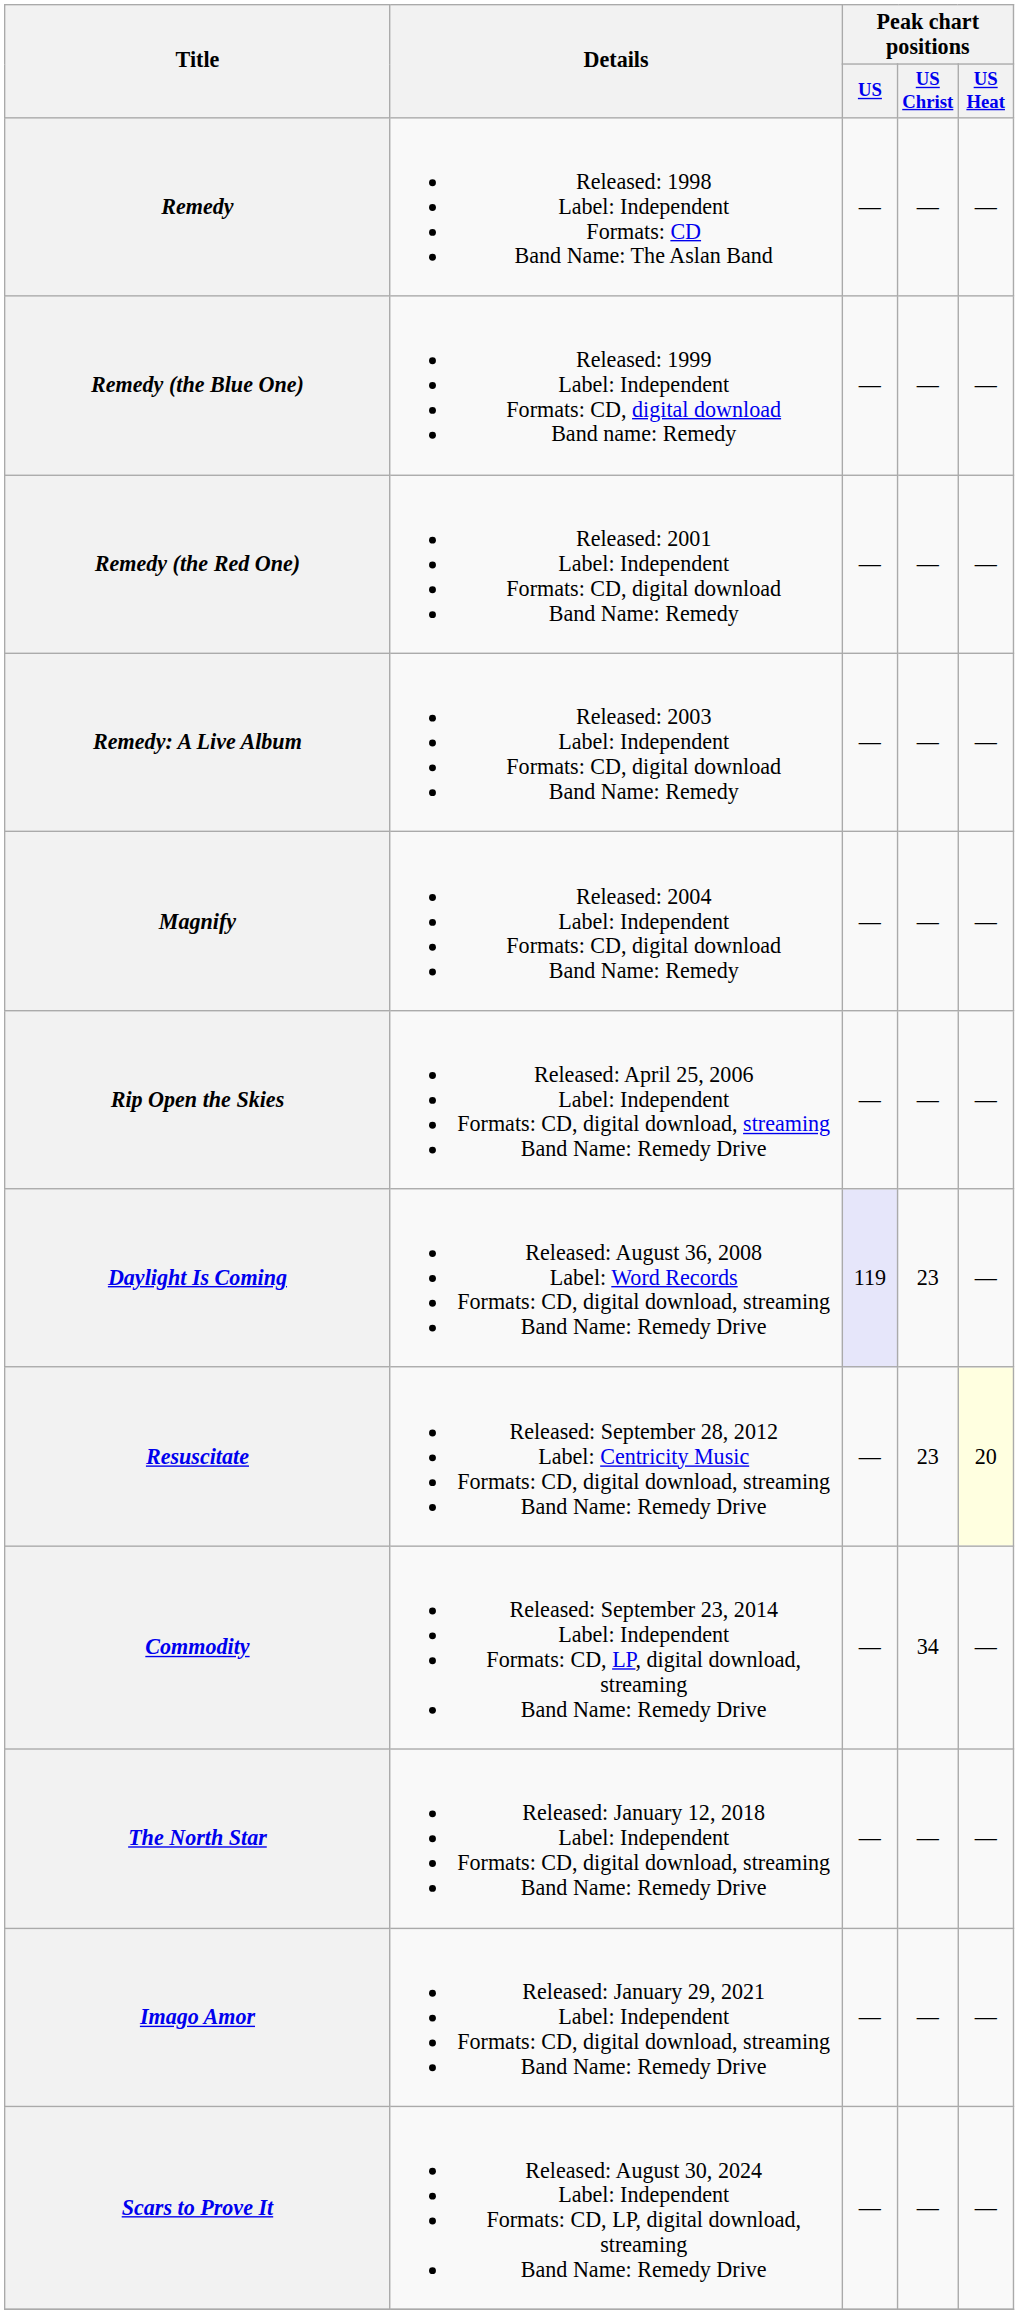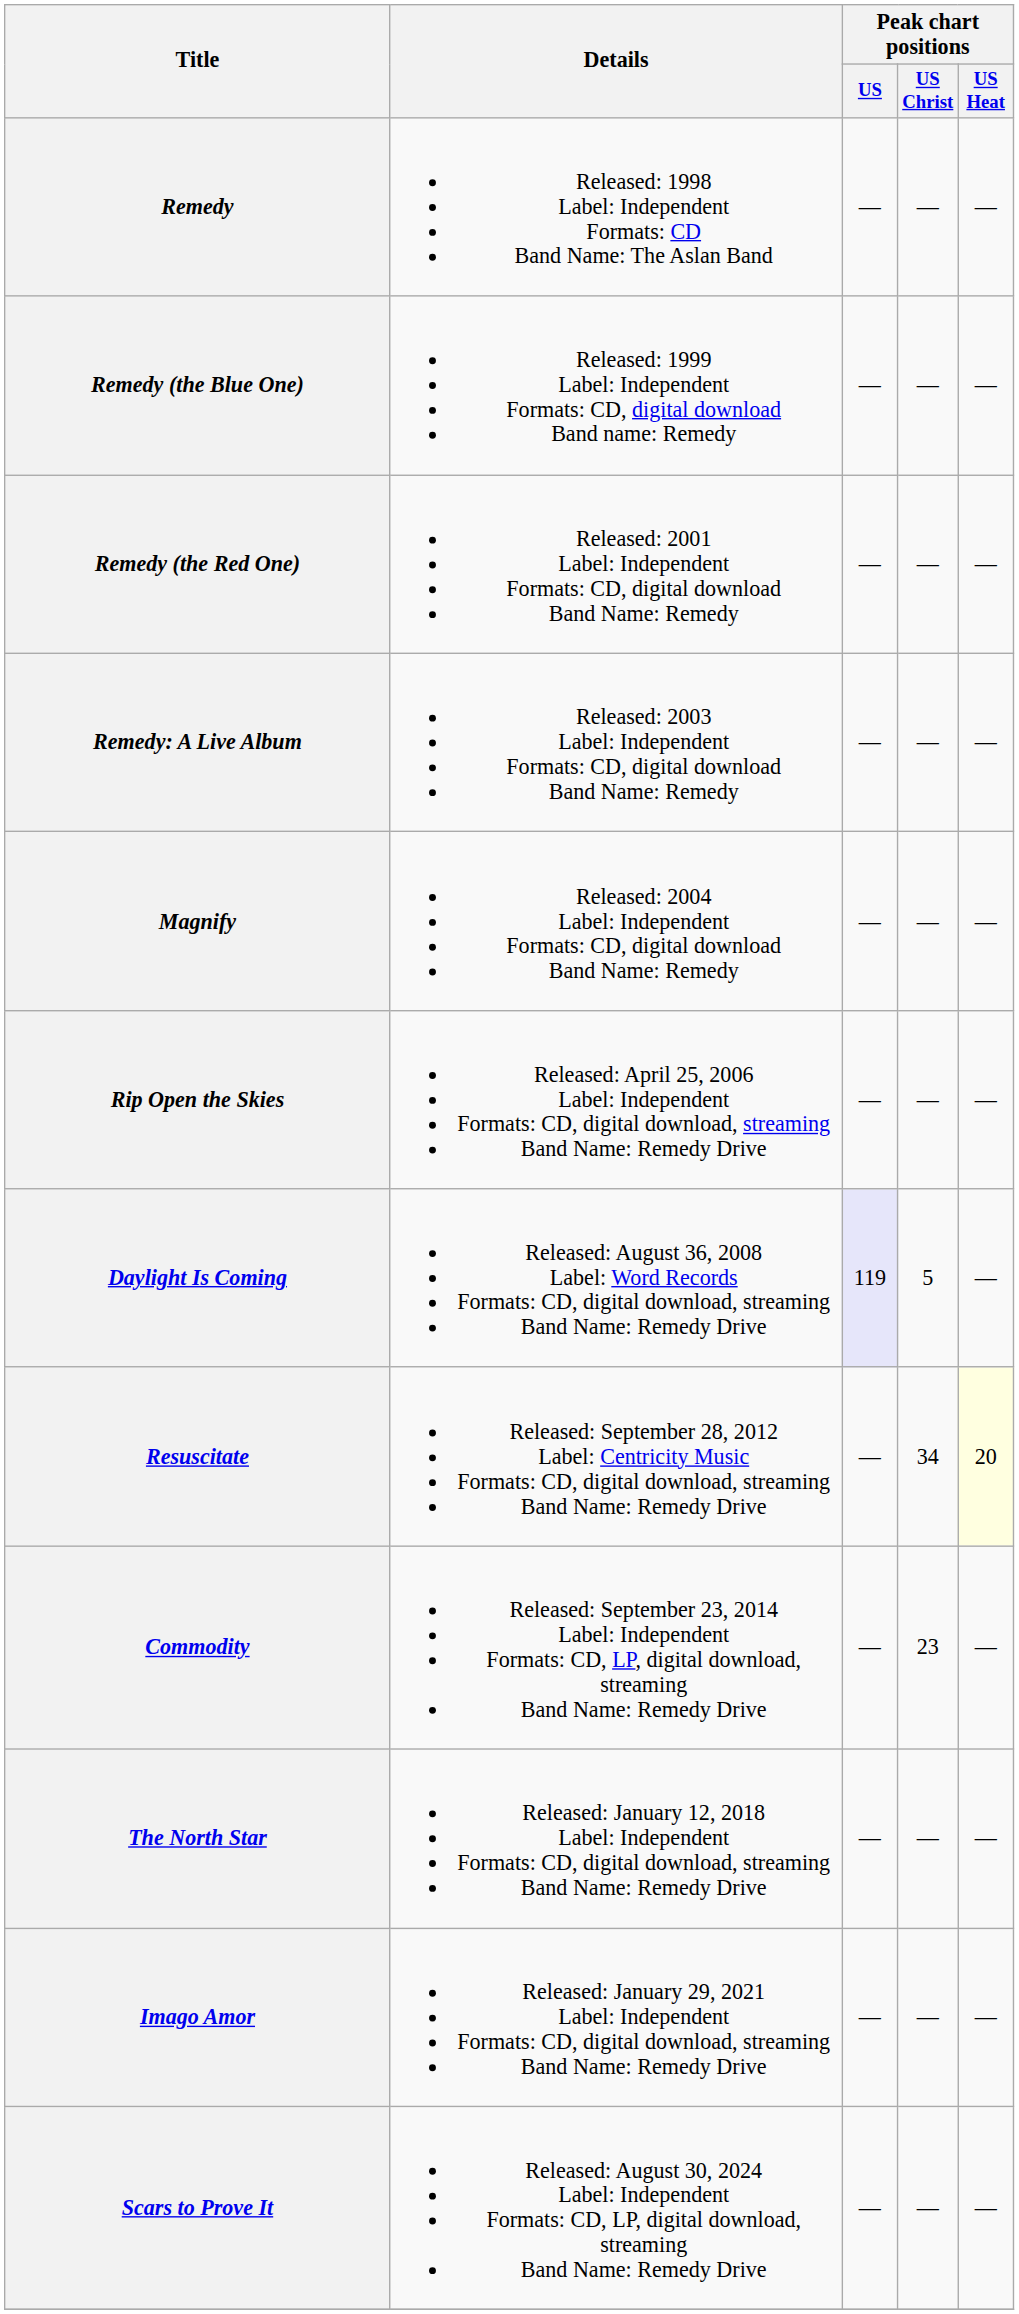(928, 1277) 23 -> (928, 1277) 5
(928, 1456) 23 -> (928, 1456) 34
(928, 1647) 34 -> (928, 1647) 23
